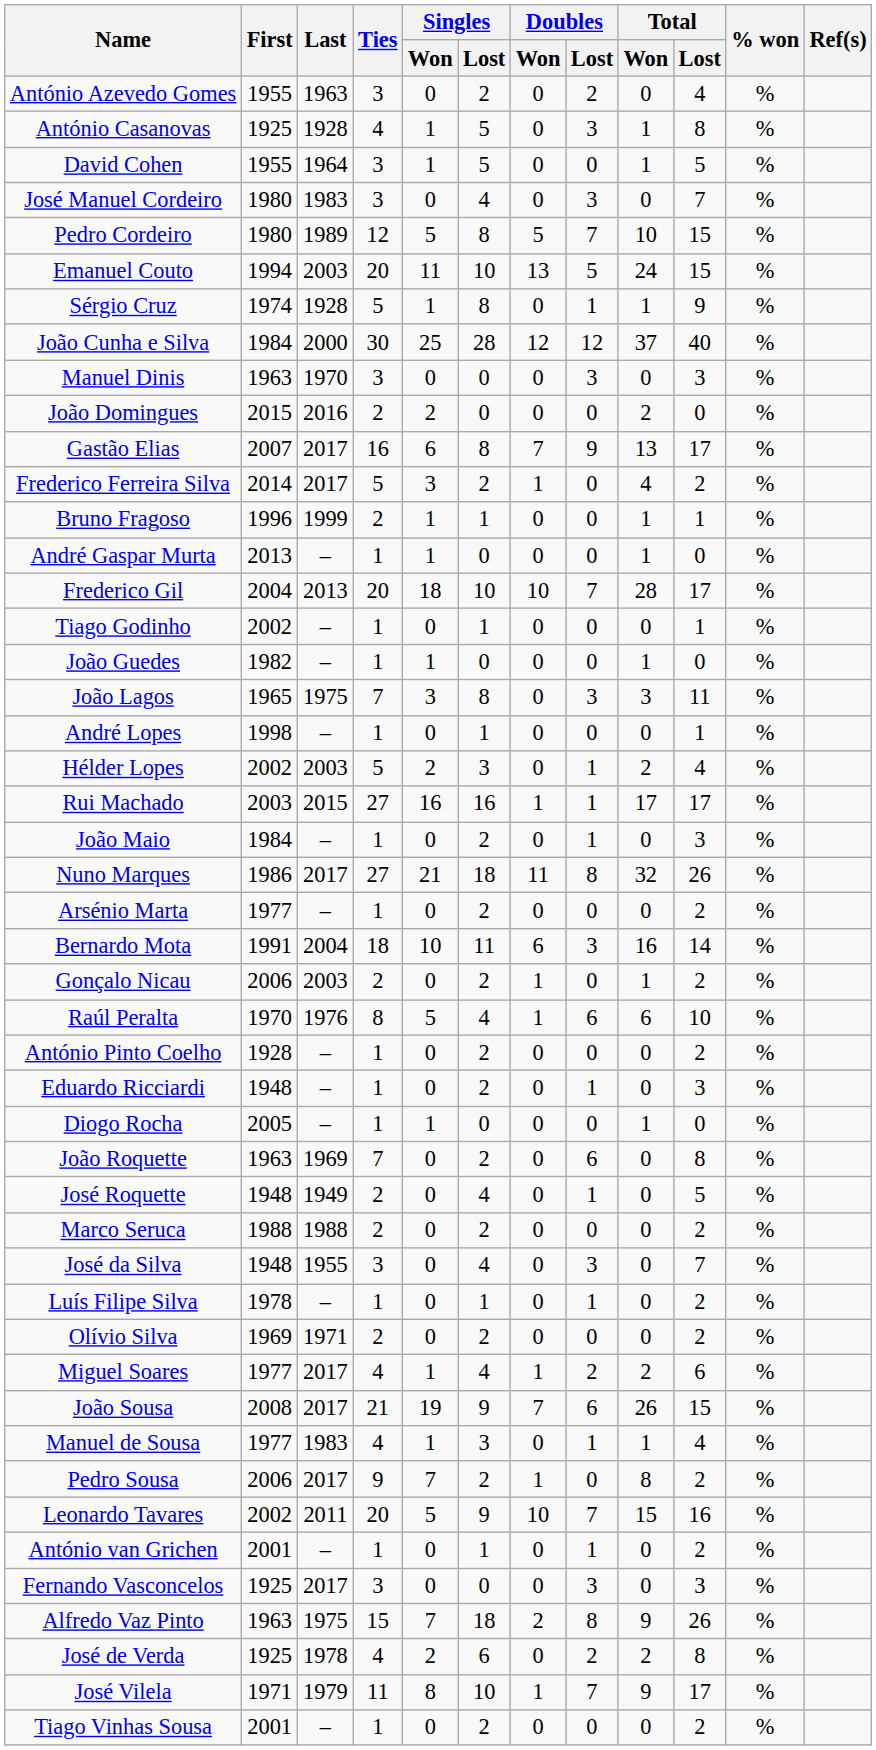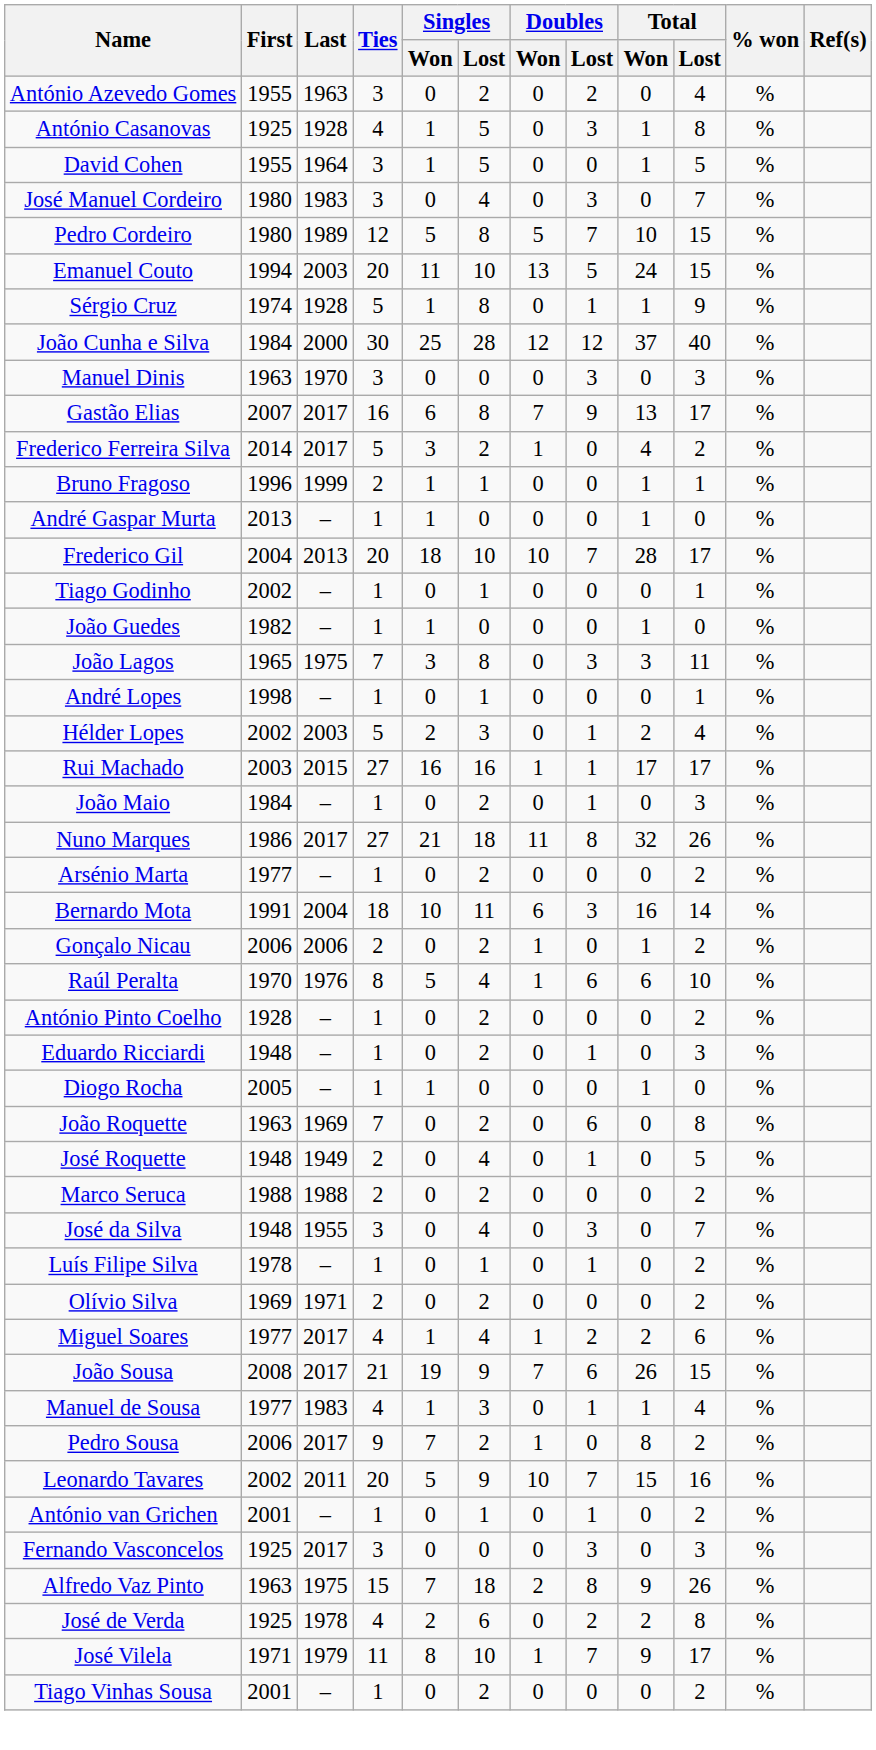- row: (123, 413)
(325, 981) 2003 -> (325, 945) 2006
